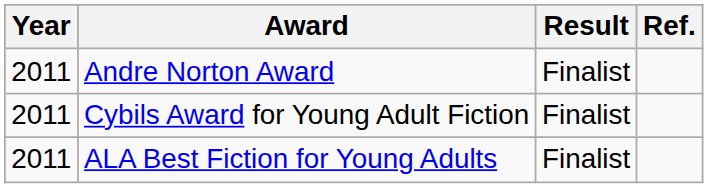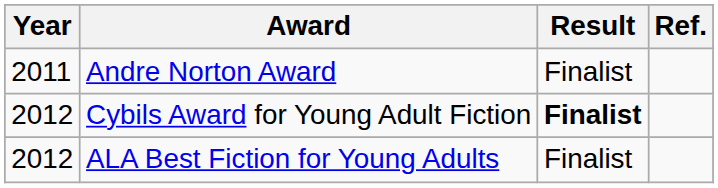(41, 114) 2011 -> (42, 114) 2012
(586, 114) normal -> (593, 114) bold
(41, 159) 2011 -> (42, 159) 2012
